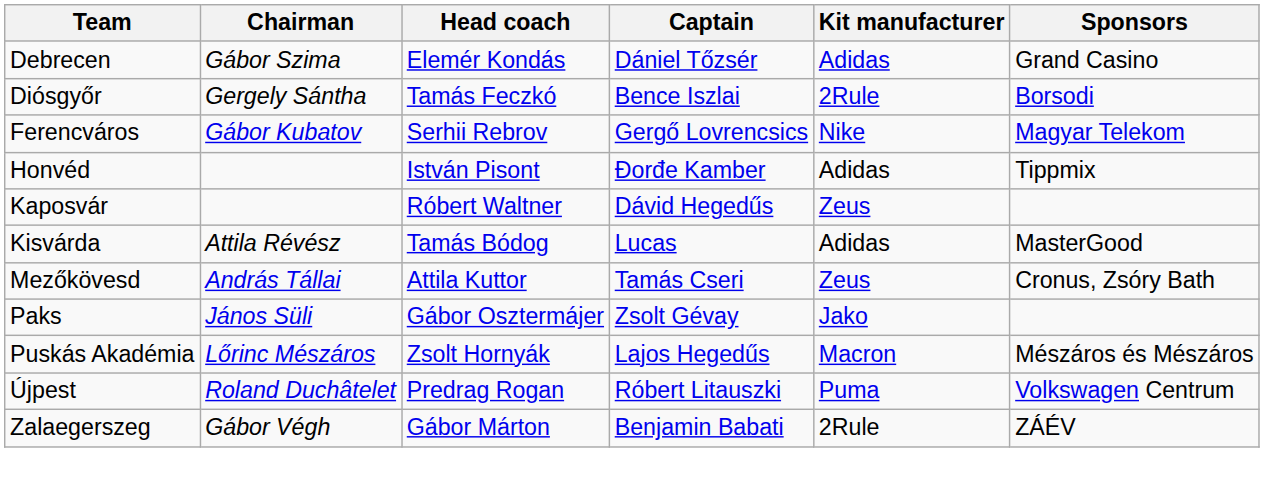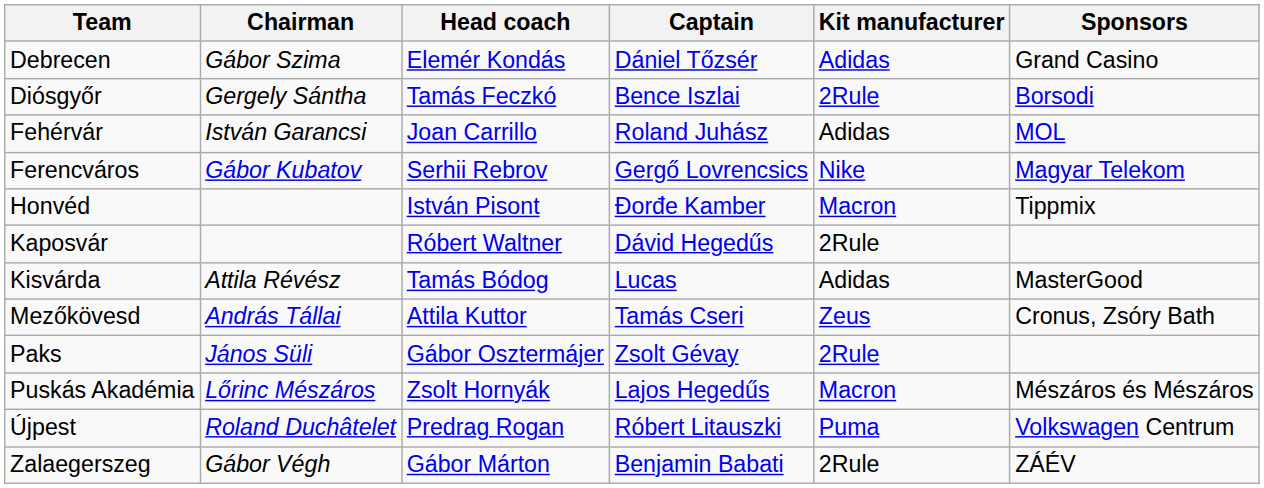+ row: (56, 133)
(854, 170) Adidas -> (858, 206) Macron
(845, 206) Zeus -> (849, 243) 2Rule
(843, 317) Jako -> (849, 354) 2Rule
